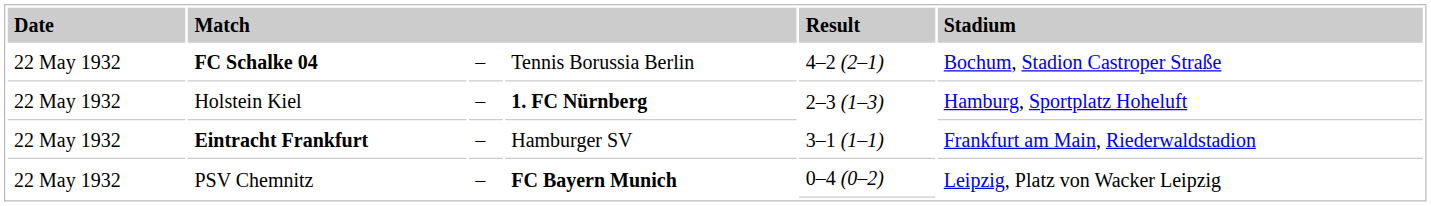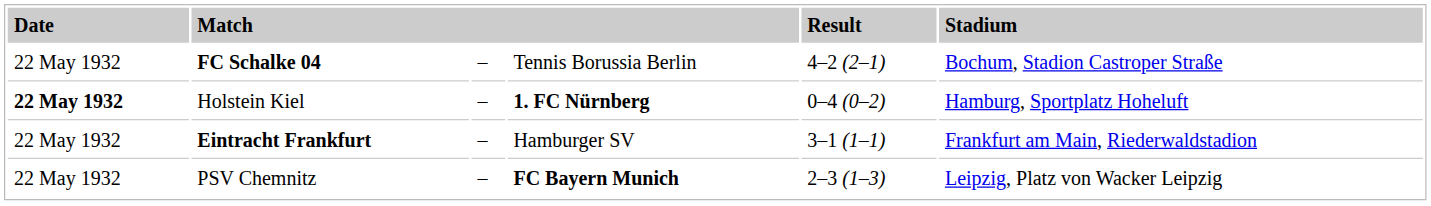(67, 101) normal -> (68, 101) bold
(845, 102) 2–3 (1–3) -> (846, 101) 0–4 (0–2)
(845, 178) 0–4 (0–2) -> (846, 178) 2–3 (1–3)
